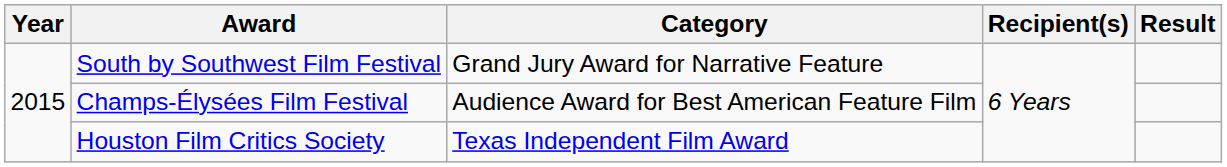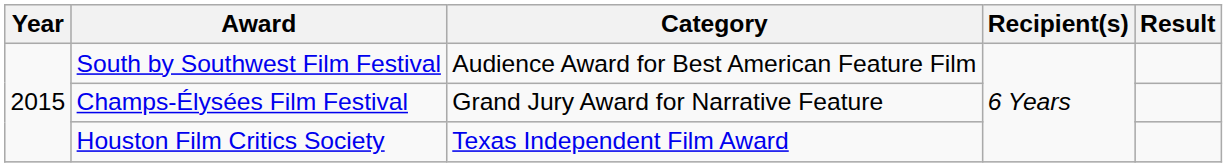(668, 63) Grand Jury Award for Narrative Feature -> (714, 63) Audience Award for Best American Feature Film
(714, 102) Audience Award for Best American Feature Film -> (668, 102) Grand Jury Award for Narrative Feature
